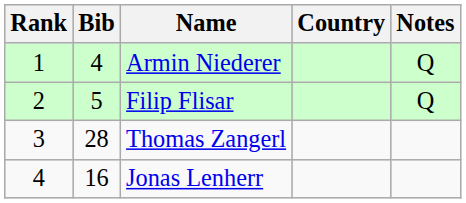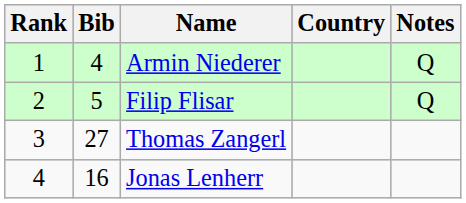(97, 139) 28 -> (97, 139) 27
